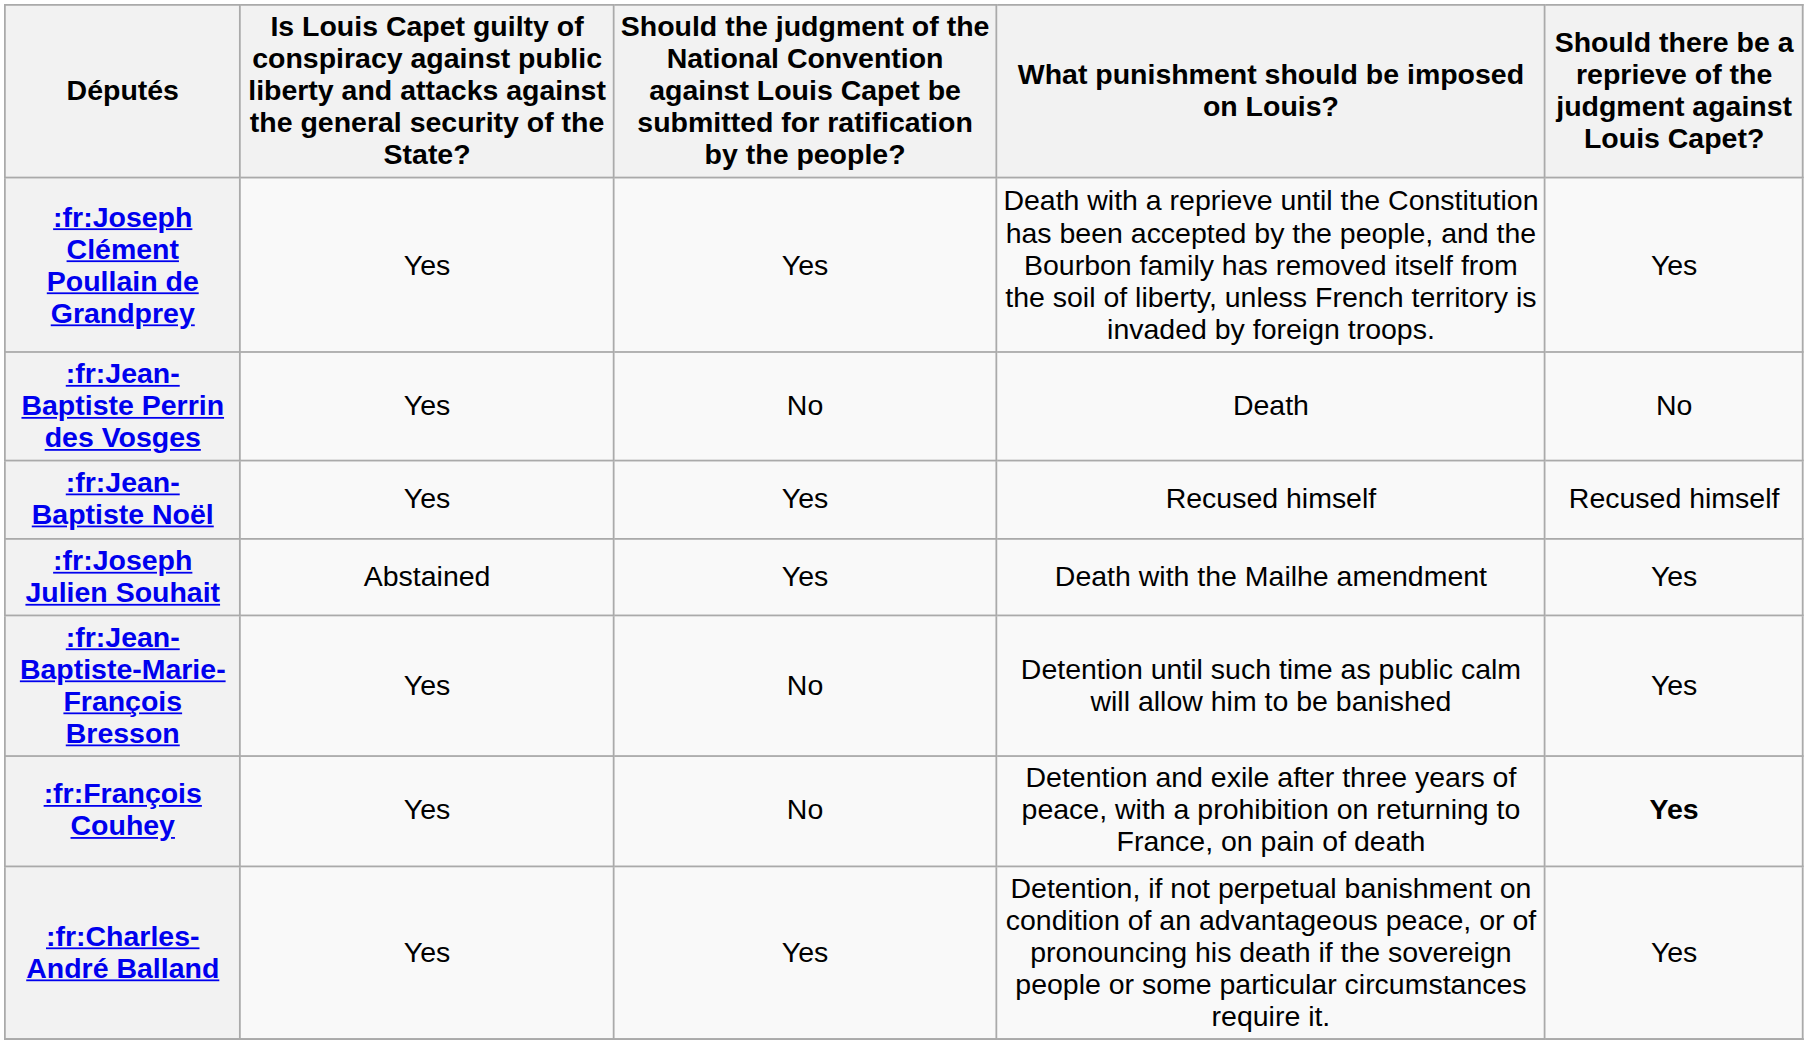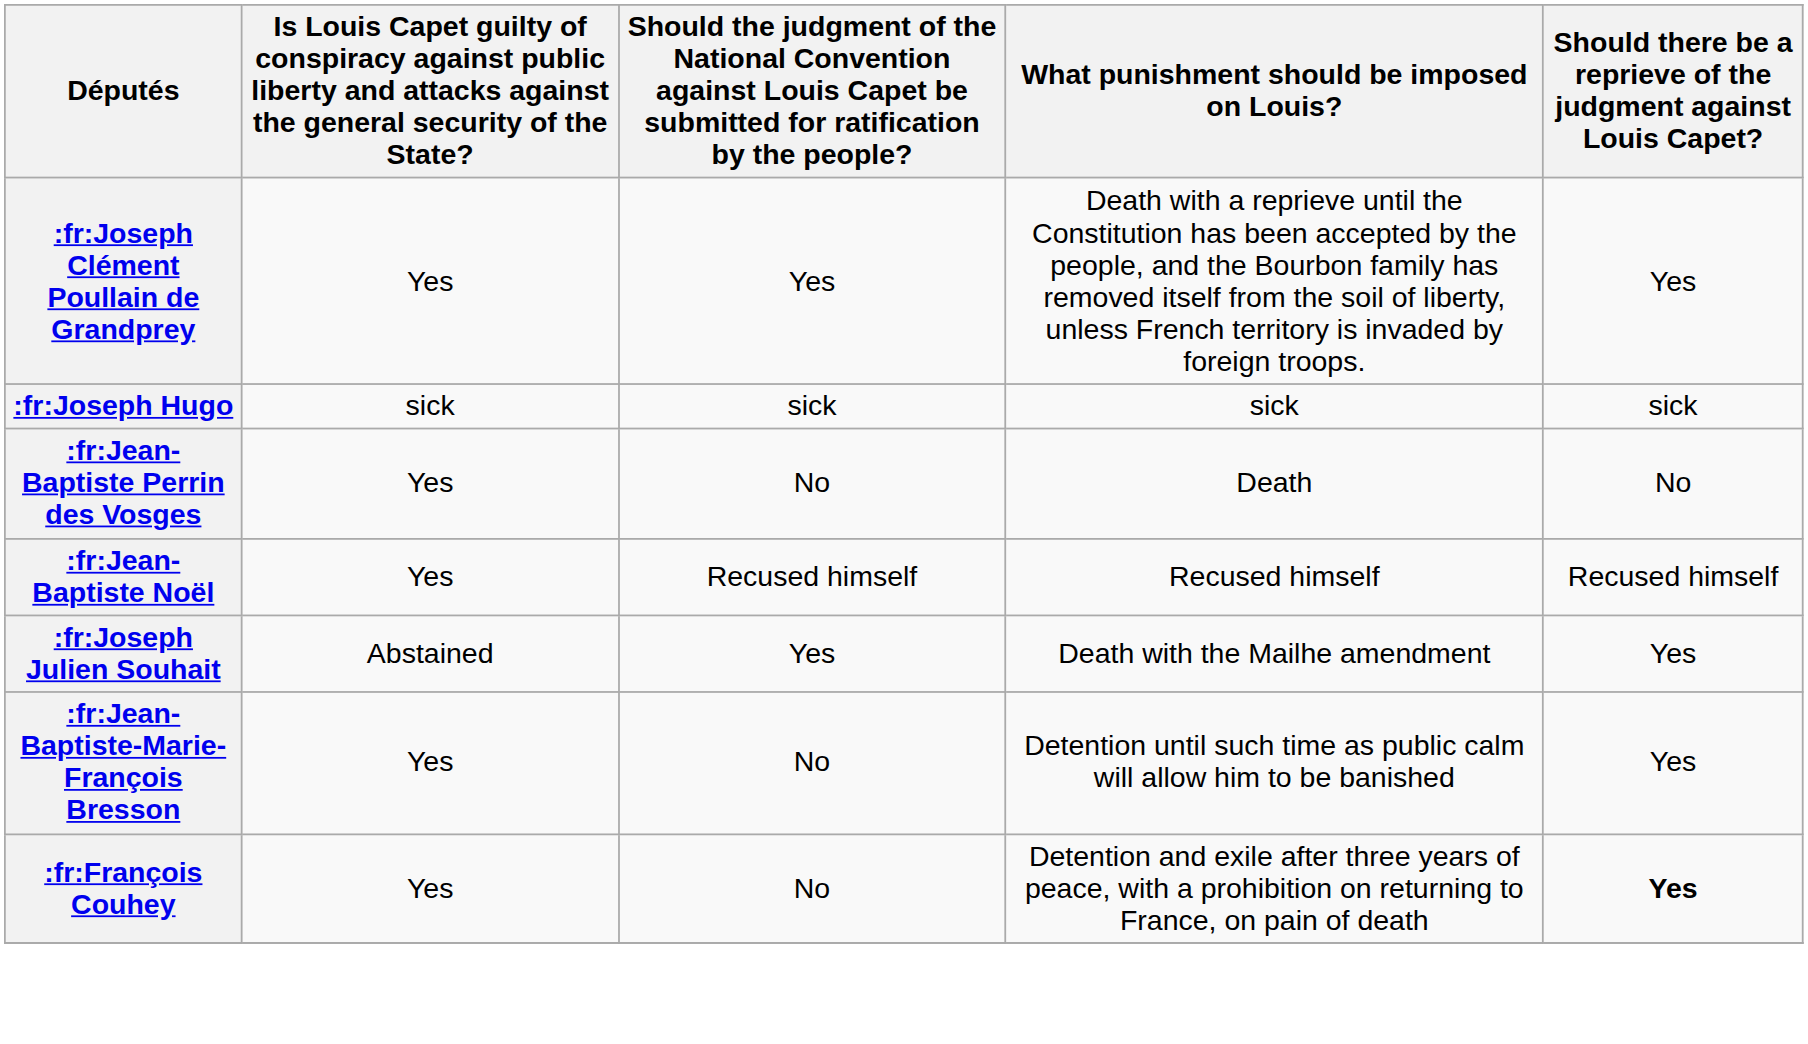+ row: (123, 405)
(805, 499) Yes -> (812, 576) Recused himself
- row: (123, 952)
